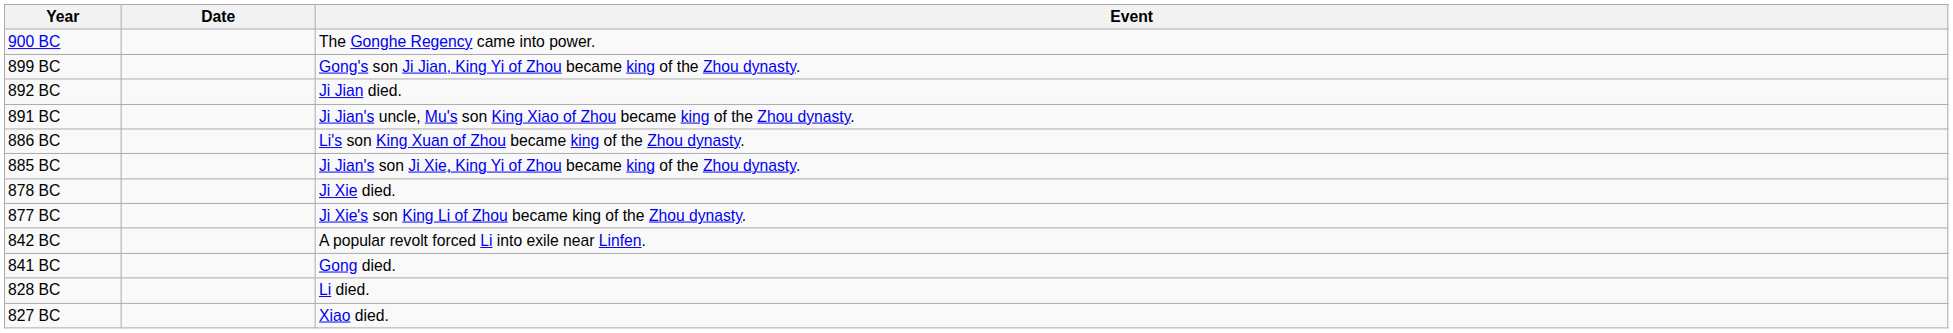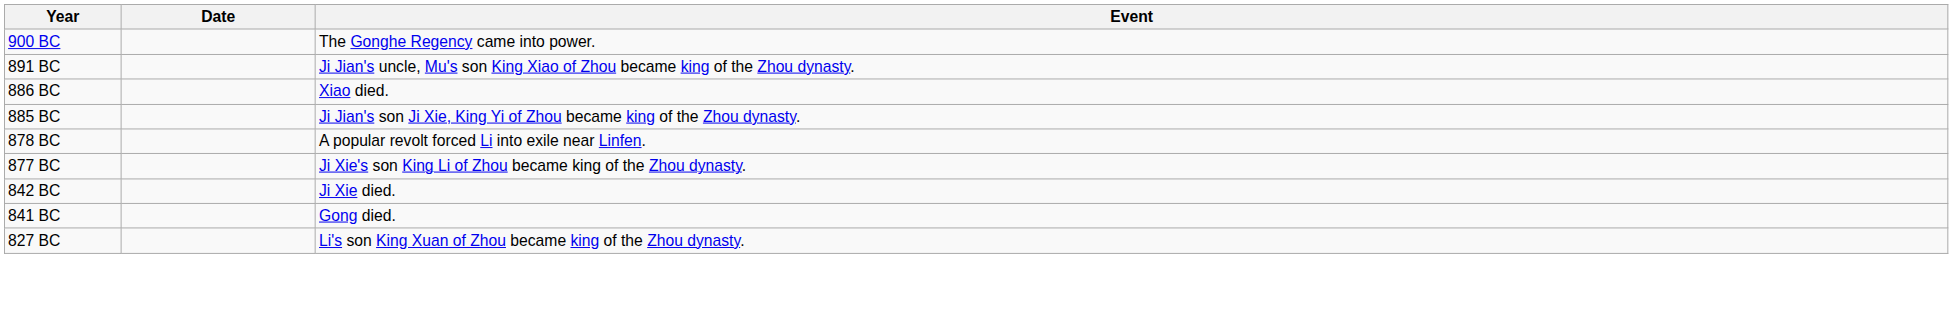- row: (34, 66)
- row: (34, 91)
(532, 141) Li's son King Xuan of Zhou became king of the Zhou dynasty. -> (354, 91) Xiao died.
(357, 191) Ji Xie died. -> (482, 141) A popular revolt forced Li into exile near Linfen.
(482, 240) A popular revolt forced Li into exile near Linfen. -> (357, 191) Ji Xie died.
- row: (34, 290)
(354, 315) Xiao died. -> (532, 240) Li's son King Xuan of Zhou became king of the Zhou dynasty.
